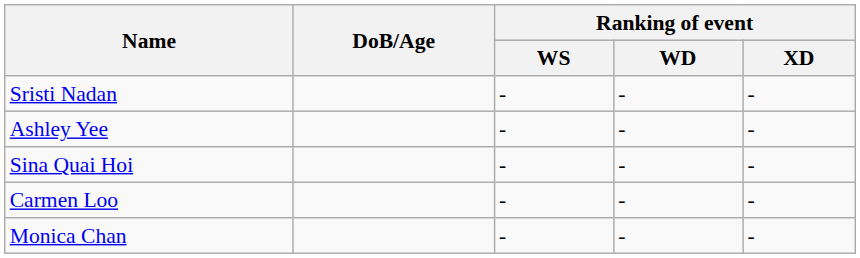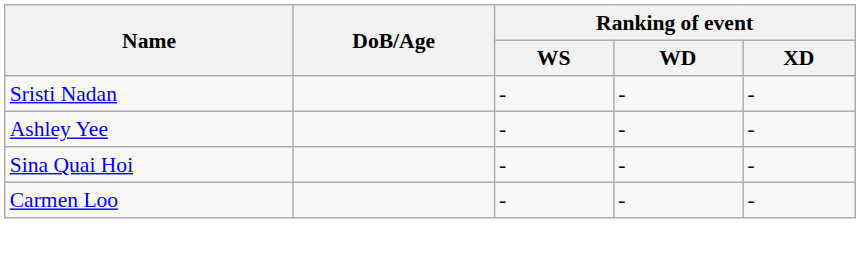- row: (68, 236)
